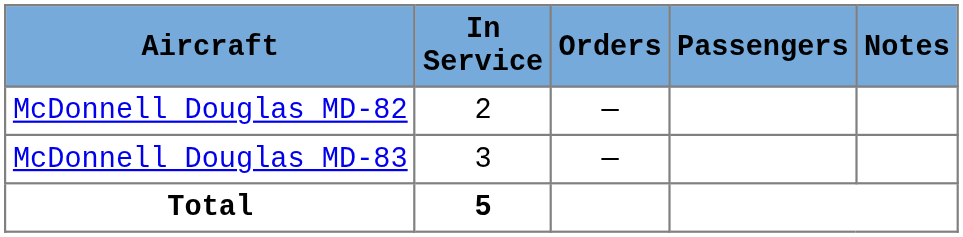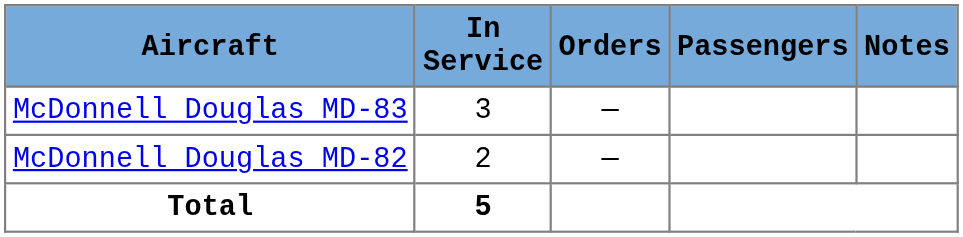rows swapped: (210, 111) <-> (210, 159)
